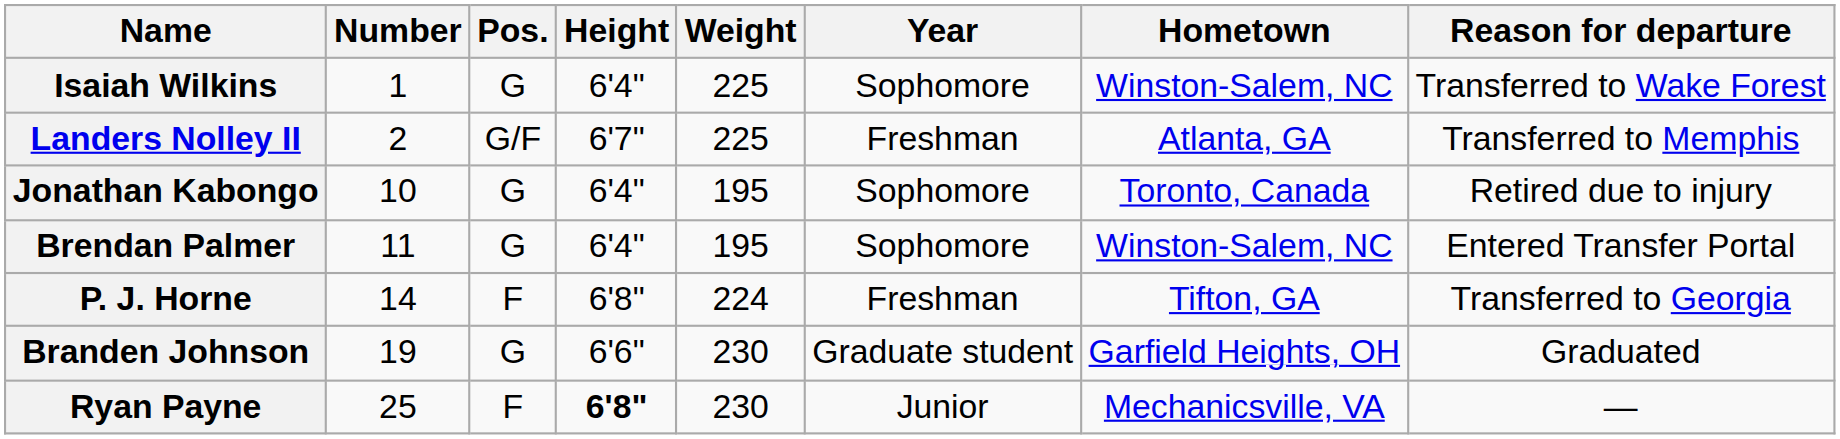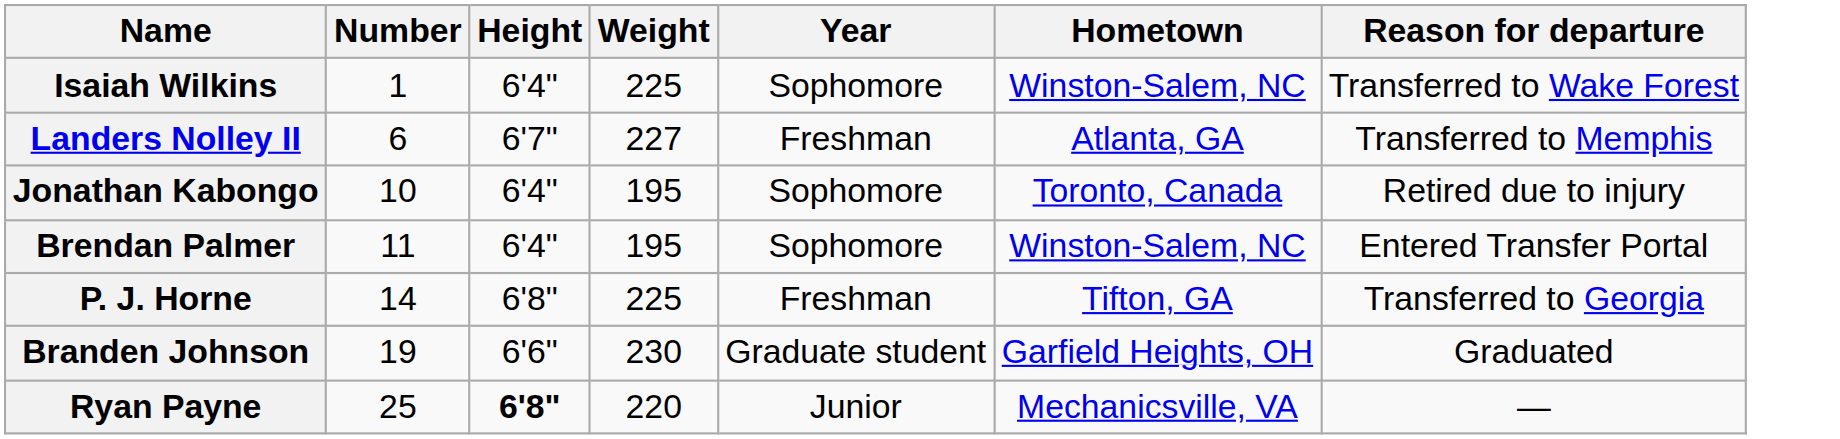- column: (513, 31)
(398, 138) 2 -> (398, 138) 6
(741, 138) 225 -> (654, 138) 227
(741, 298) 224 -> (654, 298) 225
(741, 406) 230 -> (654, 406) 220
